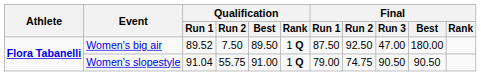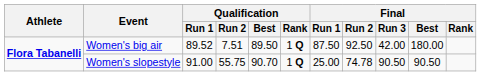(232, 46) 7.50 -> (232, 46) 7.51
(392, 46) 47.00 -> (392, 46) 42.00
(199, 63) 91.04 -> (199, 63) 91.00
(264, 63) 91.00 -> (264, 63) 90.70
(326, 63) 79.00 -> (326, 63) 25.00
(359, 63) 74.75 -> (359, 63) 74.78
